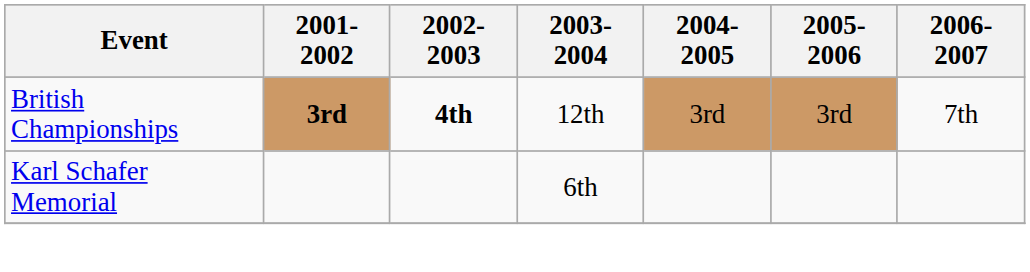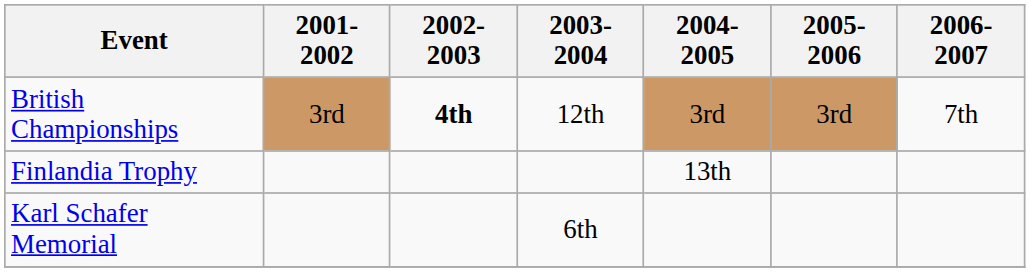(327, 113) bold -> (327, 113) normal
+ row: (104, 171)
